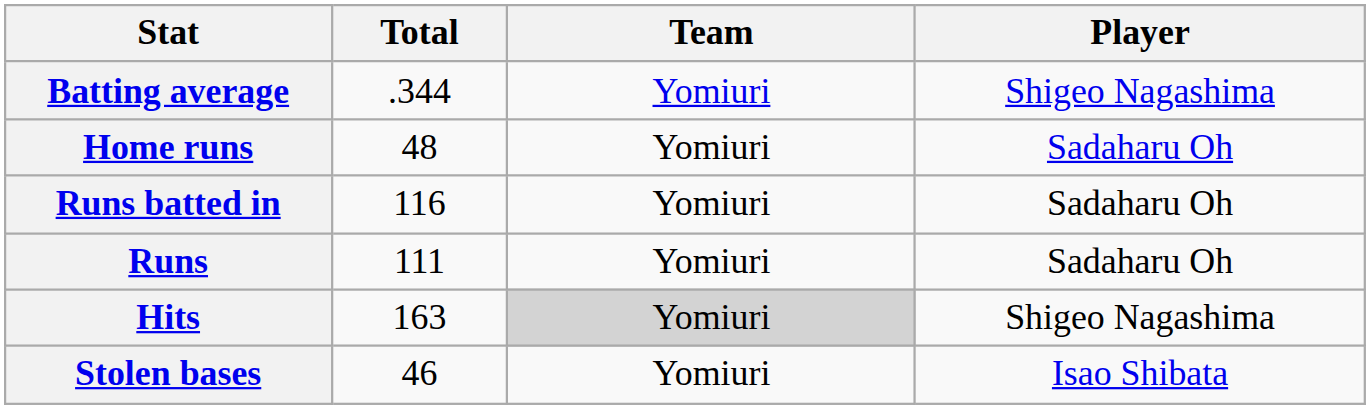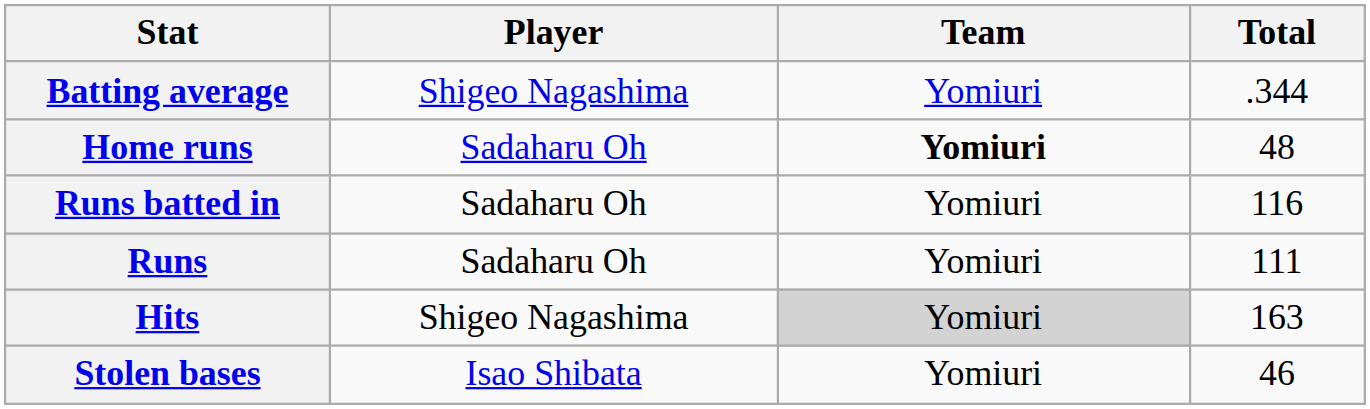columns swapped: (1140, 32) <-> (419, 32)
(711, 146) normal -> (983, 146) bold
